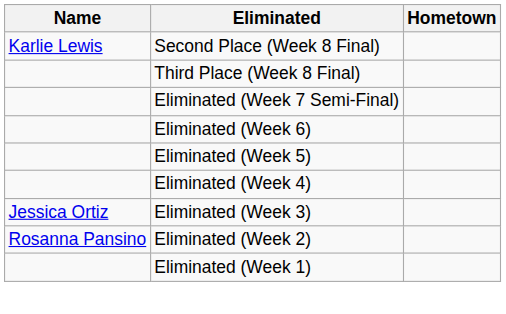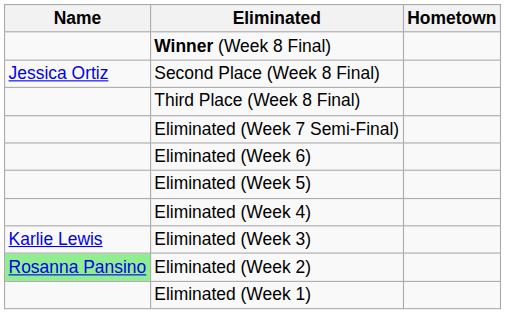+ row: (243, 45)
(56, 45) Karlie Lewis -> (58, 73) Jessica Ortiz
(58, 211) Jessica Ortiz -> (56, 239) Karlie Lewis
(77, 239) no background -> (77, 267) lightgreen background
